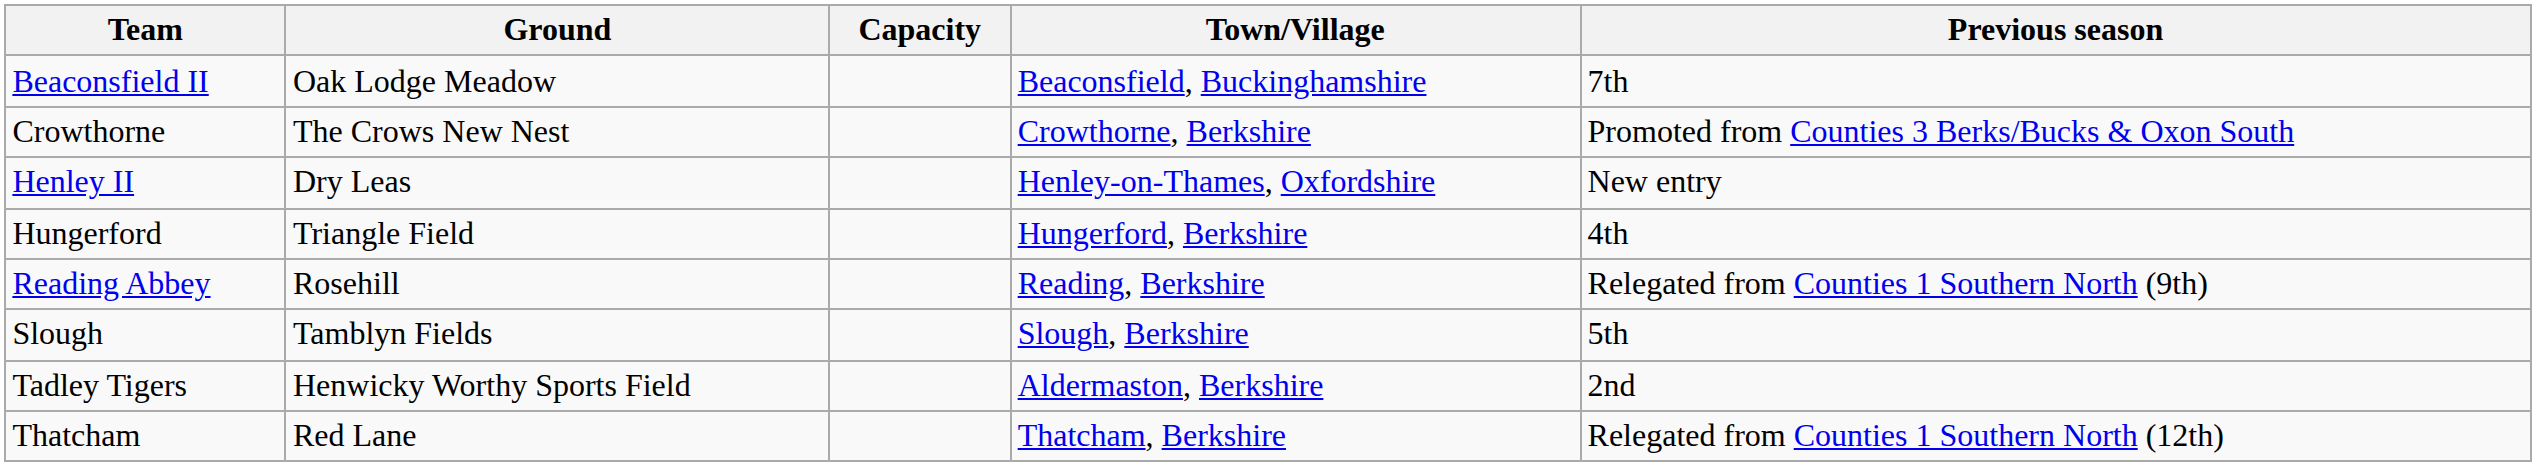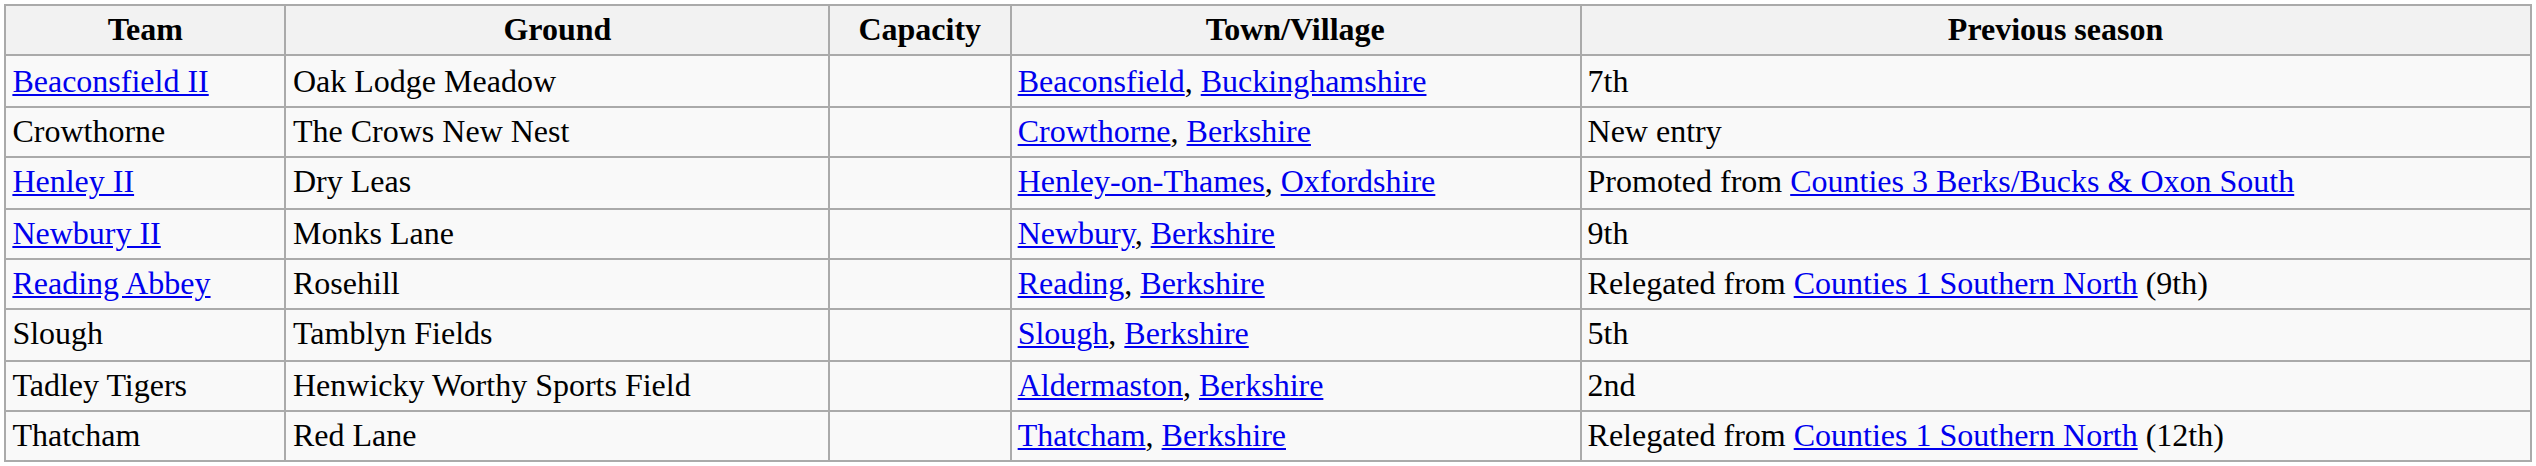(1941, 131) Promoted from Counties 3 Berks/Bucks & Oxon South -> (1655, 131) New entry
(1655, 182) New entry -> (1941, 182) Promoted from Counties 3 Berks/Bucks & Oxon South
- row: (87, 232)
+ row: (87, 232)
